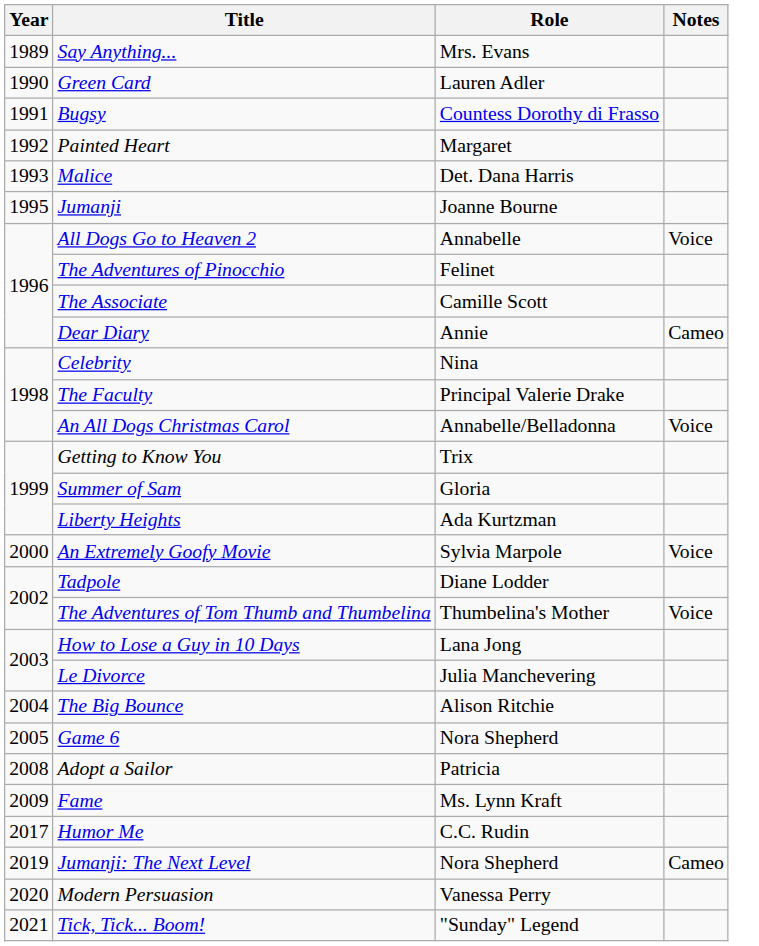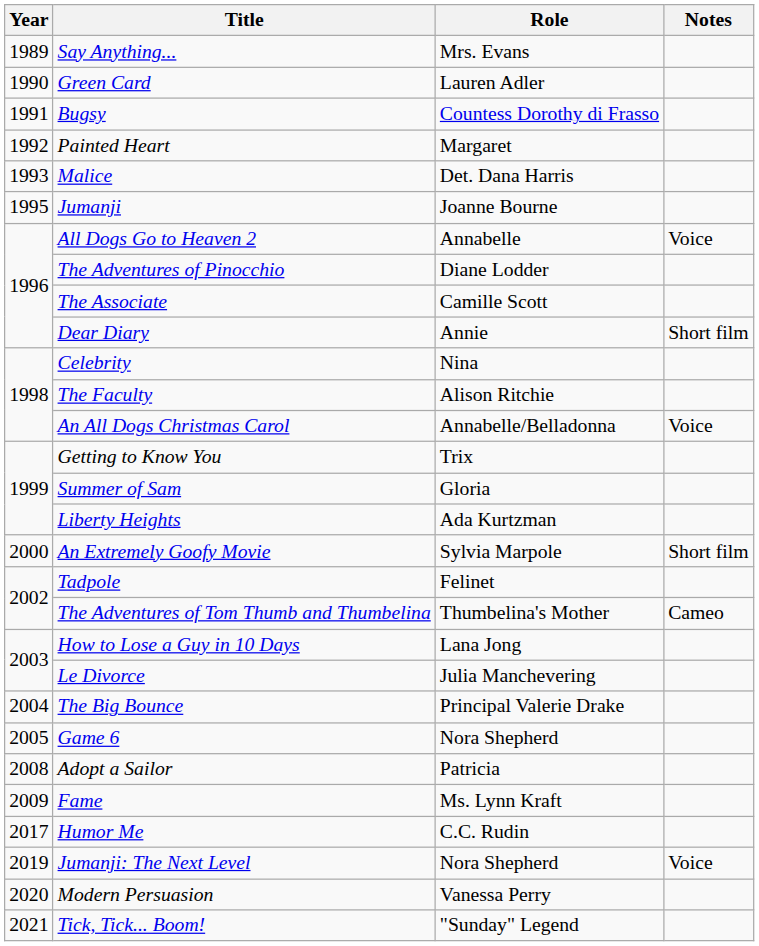(467, 269) Felinet -> (494, 269) Diane Lodder
(696, 332) Cameo -> (708, 332) Short film
(532, 394) Principal Valerie Drake -> (497, 394) Alison Ritchie
(690, 550) Voice -> (708, 550) Short film
(494, 581) Diane Lodder -> (467, 581) Felinet
(690, 613) Voice -> (696, 613) Cameo
(497, 706) Alison Ritchie -> (532, 706) Principal Valerie Drake
(696, 862) Cameo -> (690, 862) Voice
